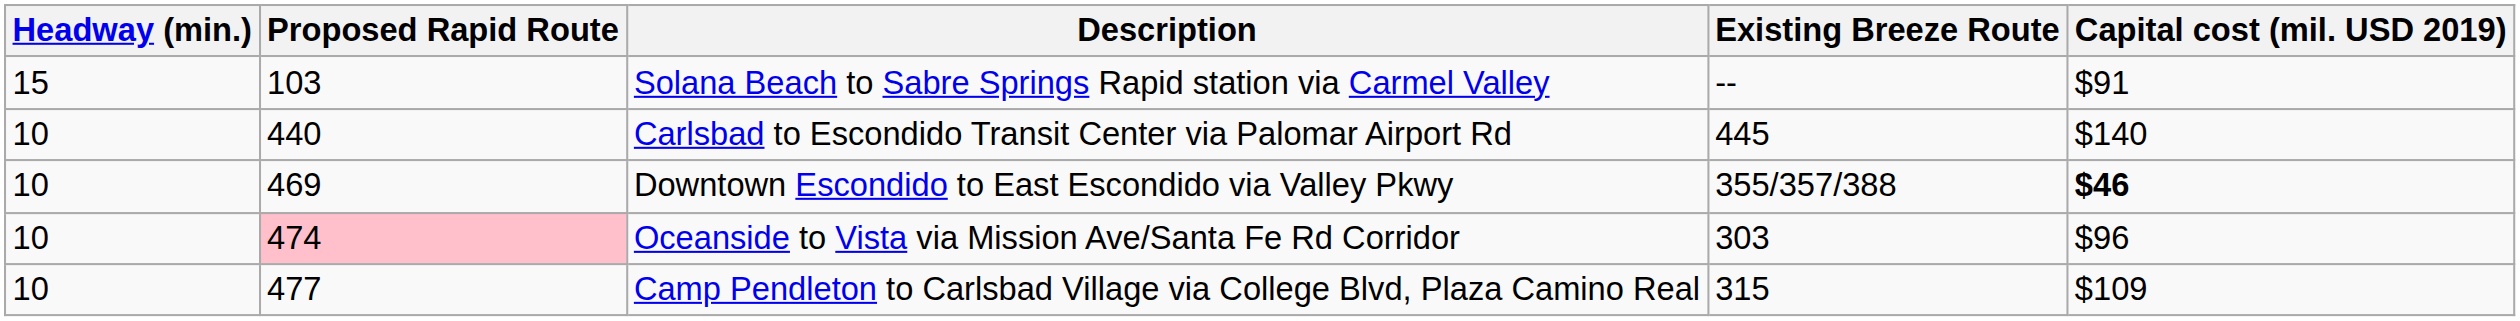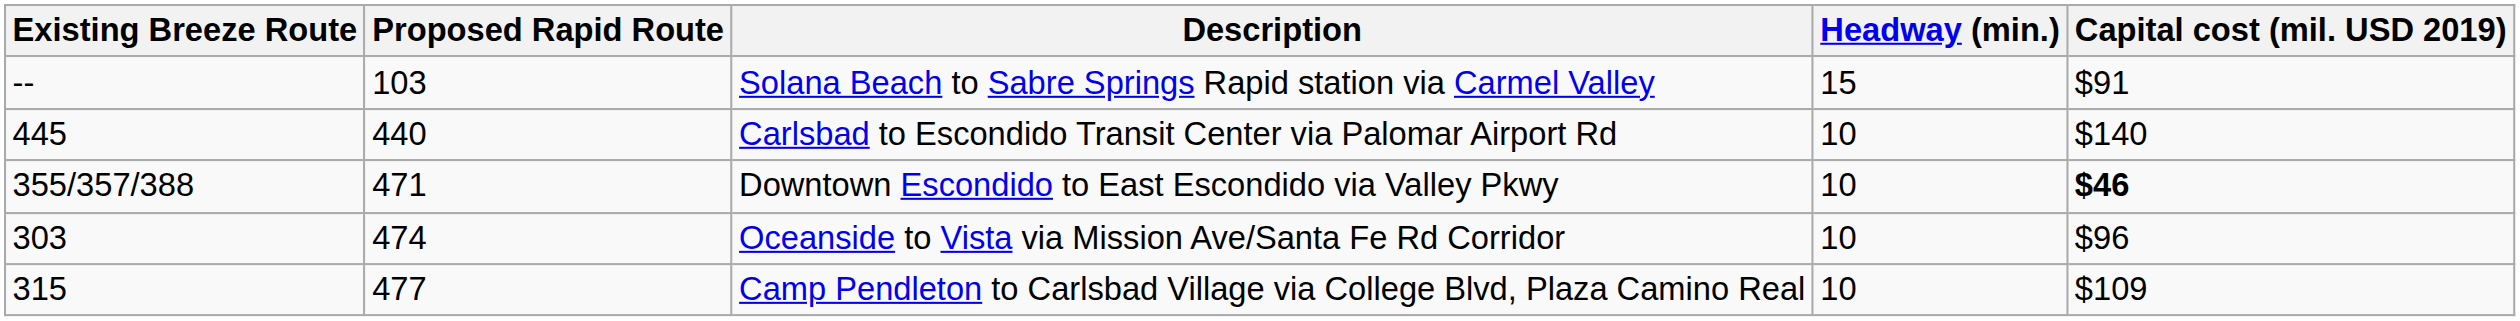columns swapped: (1887, 30) <-> (132, 30)
(294, 185) 469 -> (399, 185) 471
(294, 237) pink background -> (399, 237) no background
